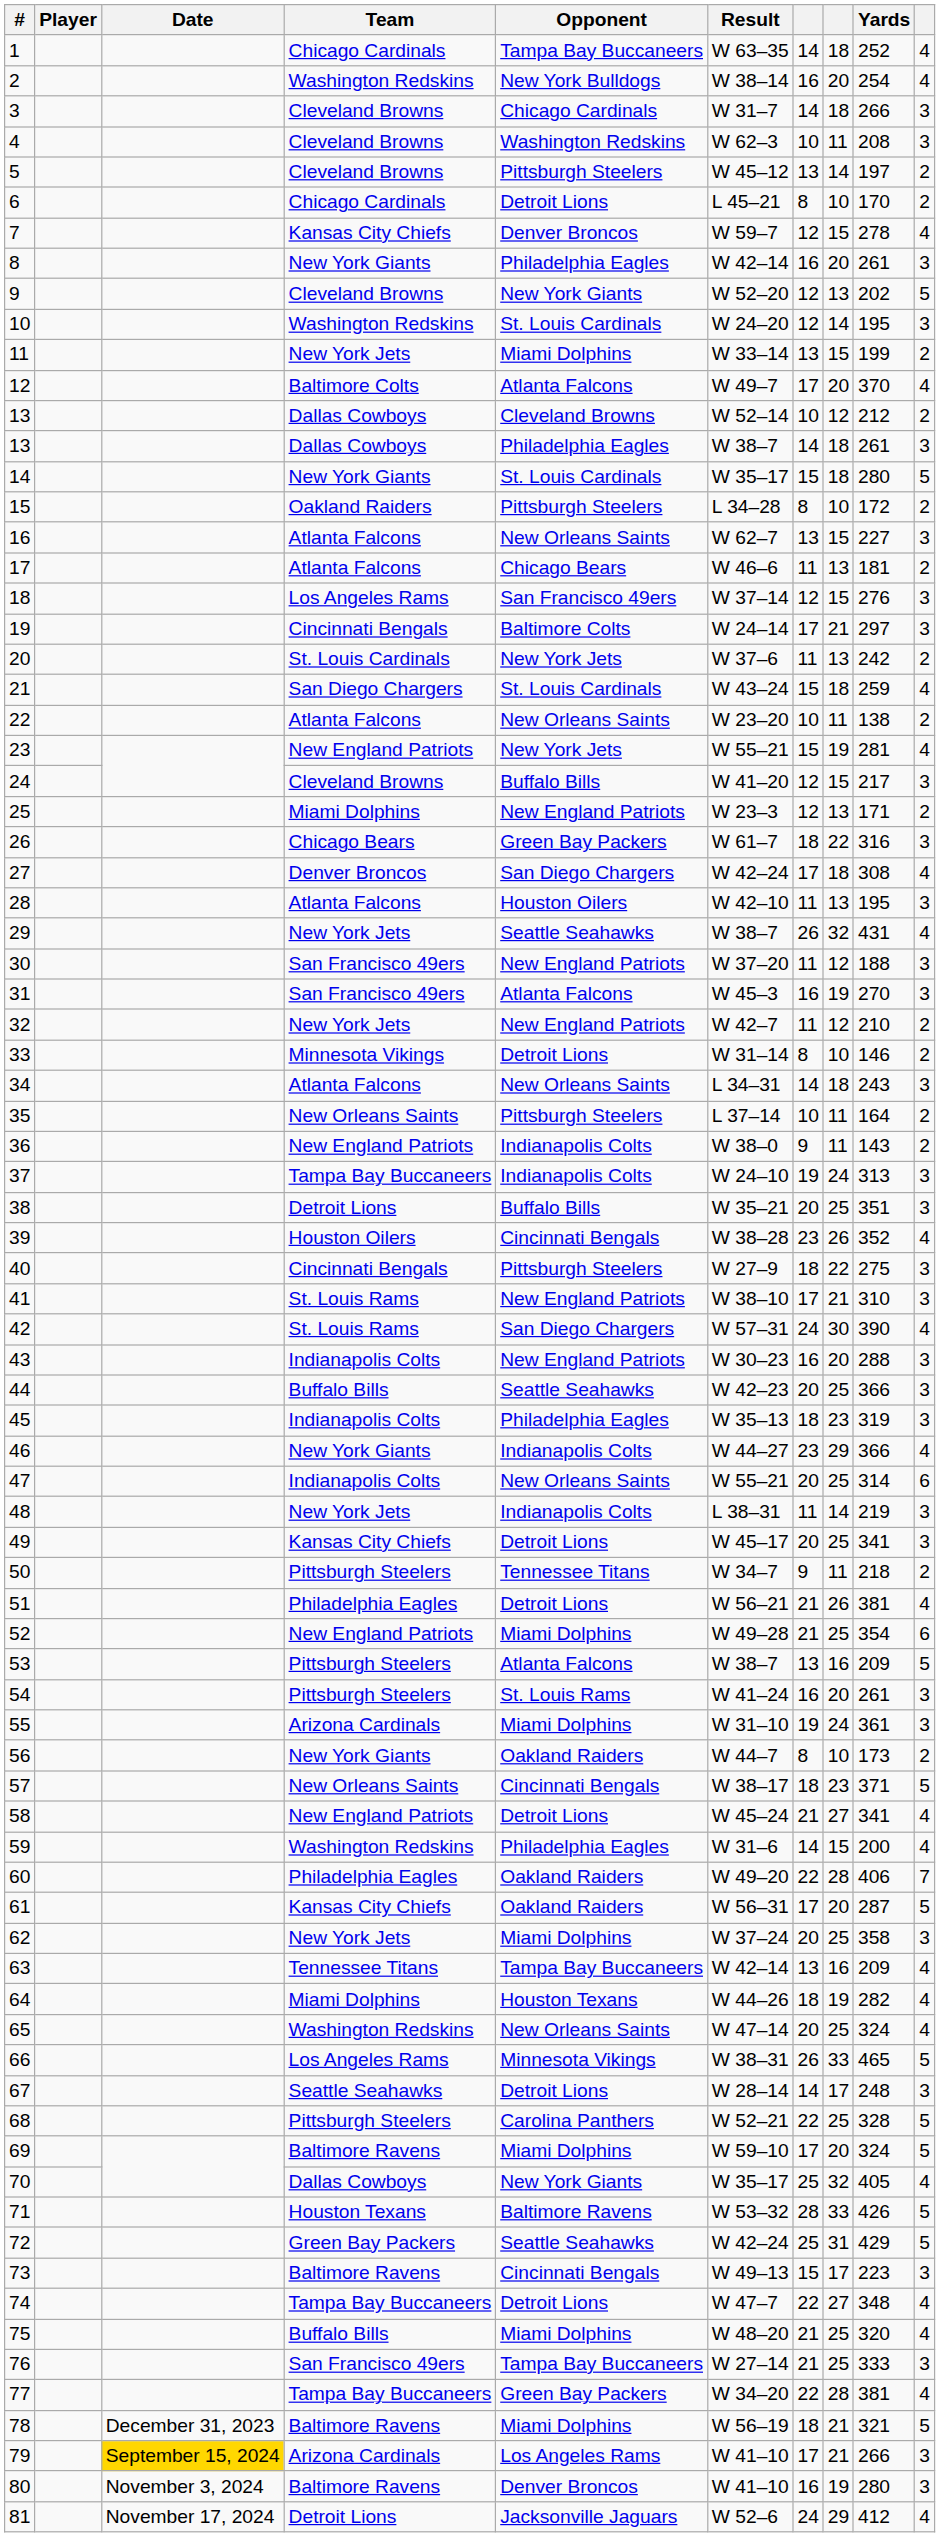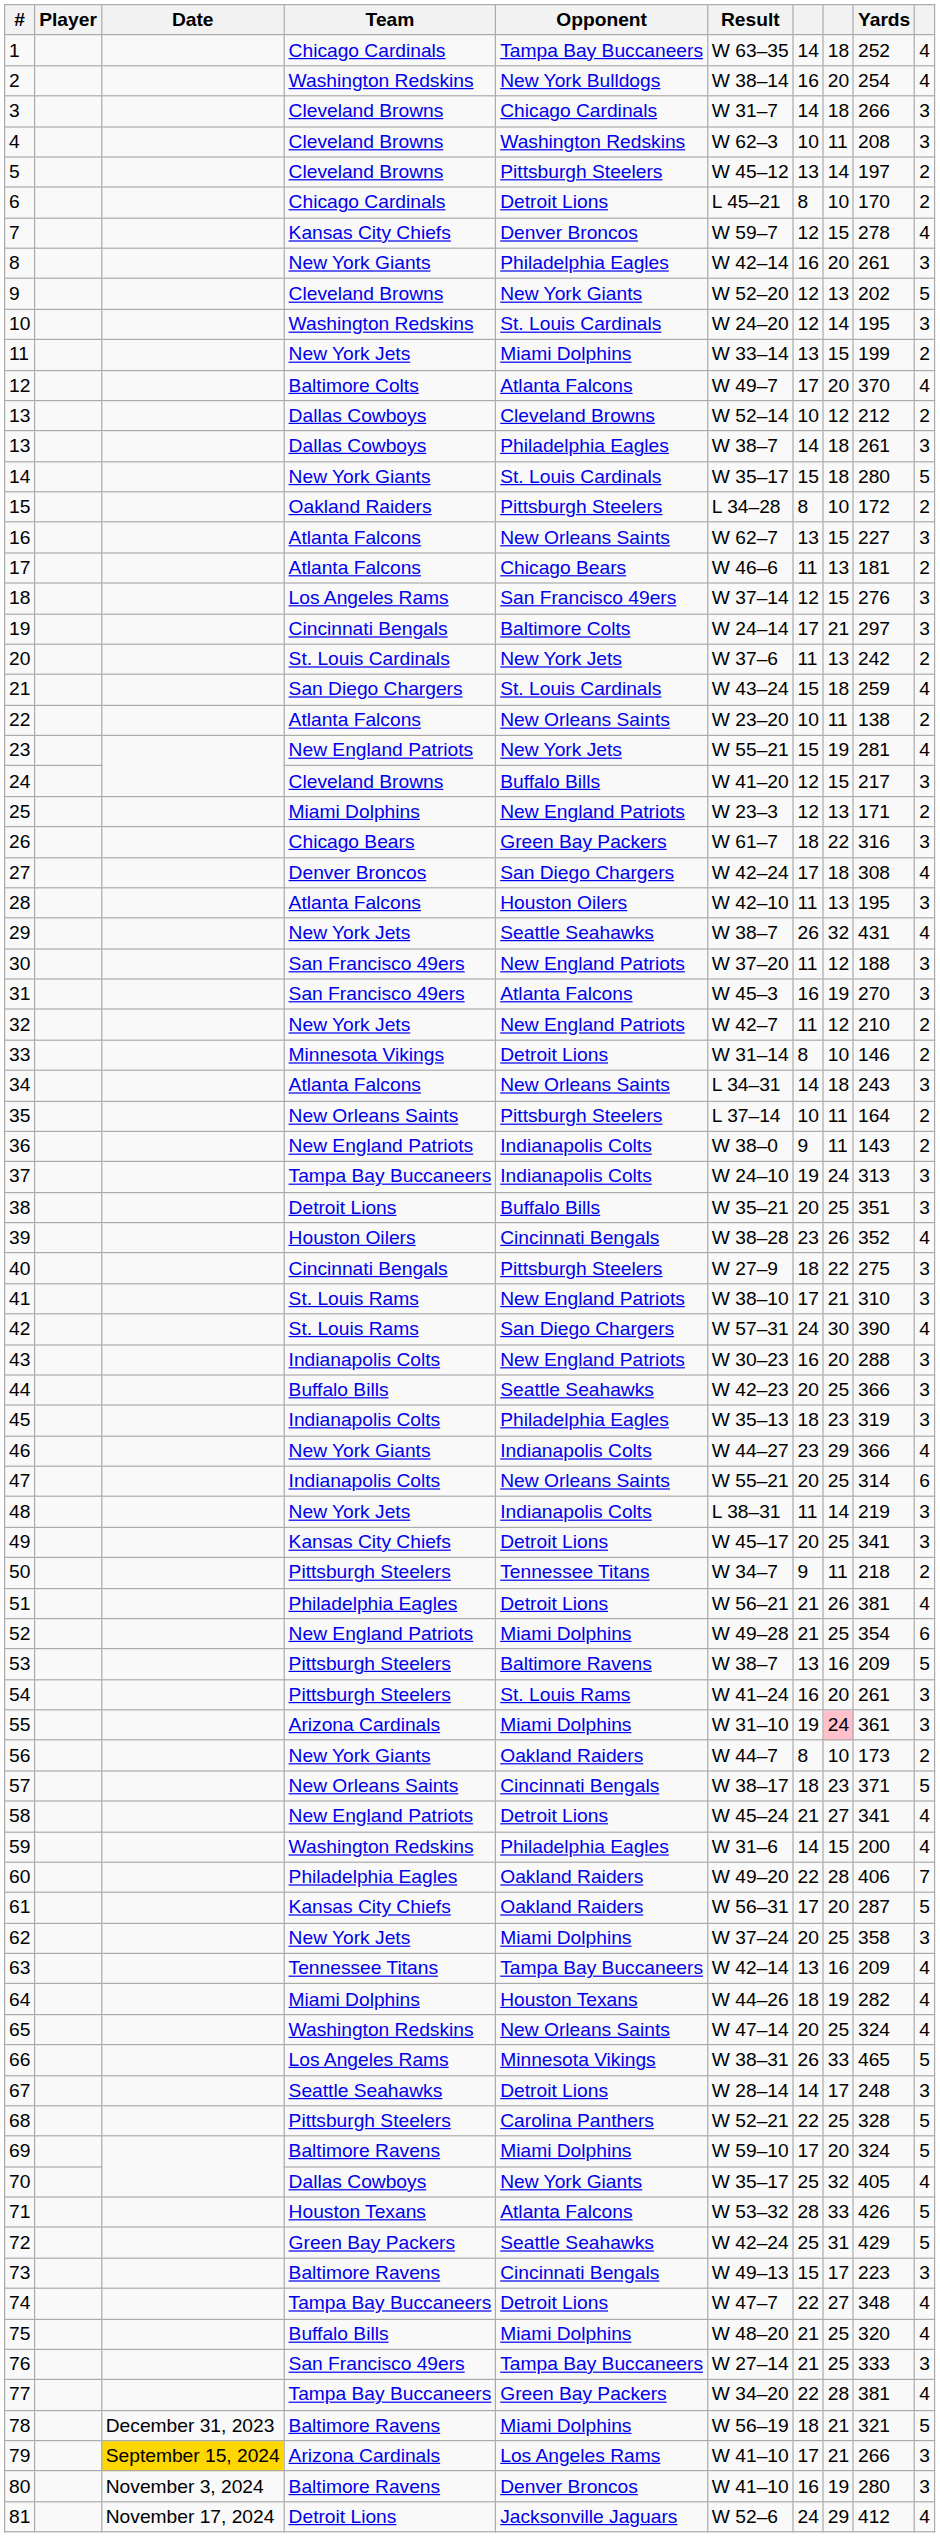(566, 1664) Atlanta Falcons -> (576, 1664) Baltimore Ravens
(838, 1724) no background -> (838, 1724) pink background
(576, 2212) Baltimore Ravens -> (566, 2212) Atlanta Falcons
